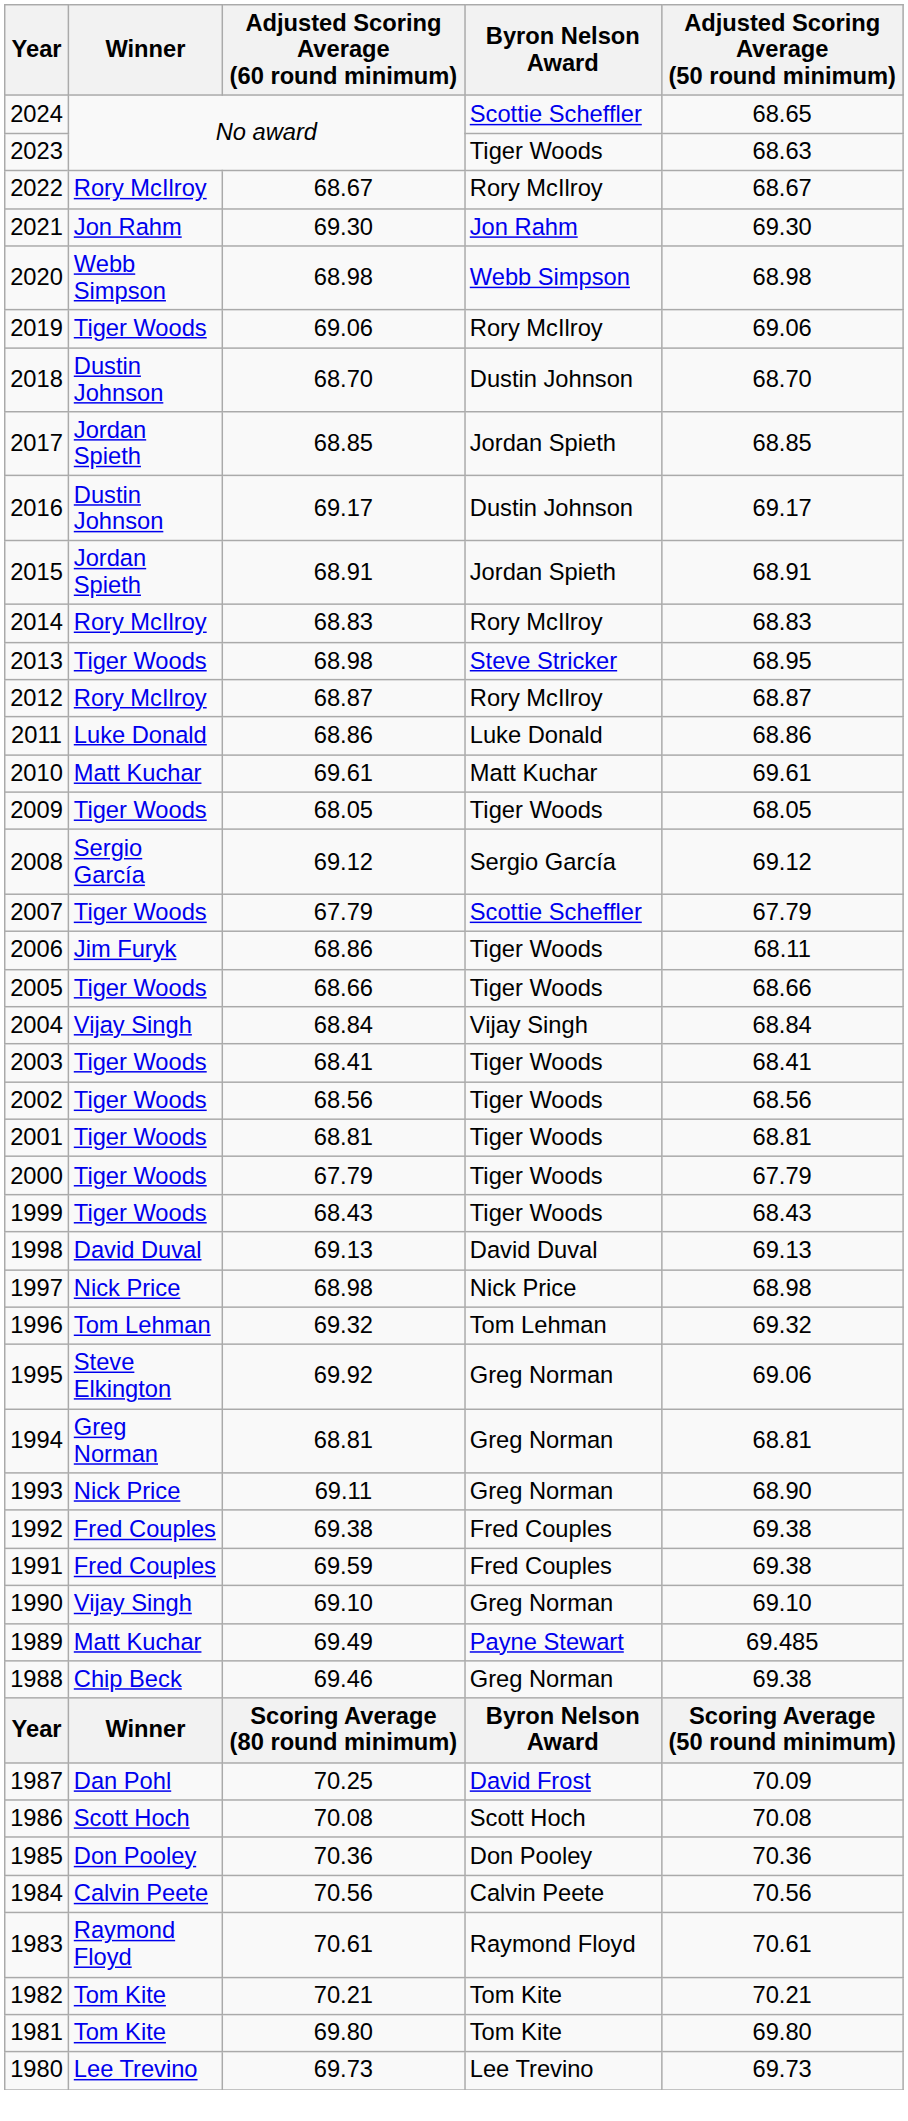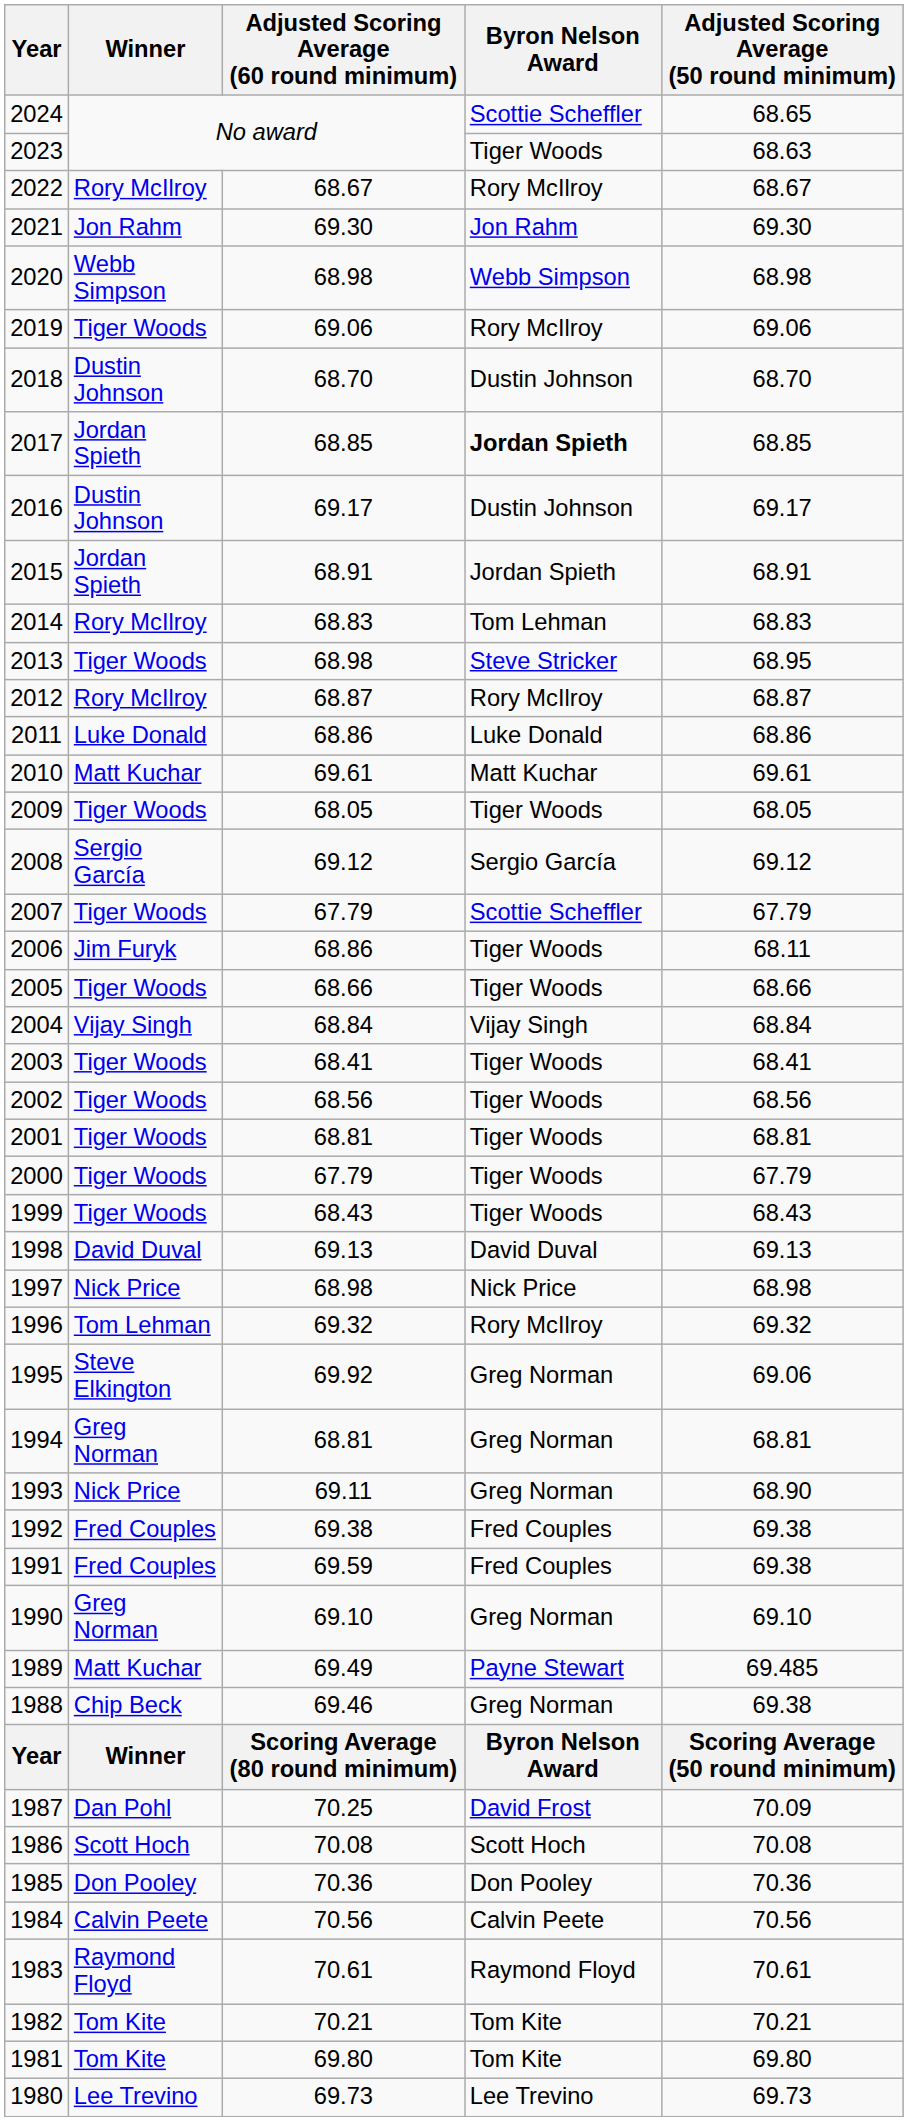(543, 443) normal -> (549, 443) bold
(536, 622) Rory McIlroy -> (538, 622) Tom Lehman
(538, 1325) Tom Lehman -> (536, 1325) Rory McIlroy
(133, 1604) Vijay Singh -> (116, 1617) Greg Norman
